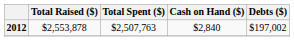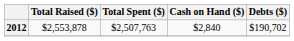(268, 28) $197,002 -> (268, 28) $190,702
